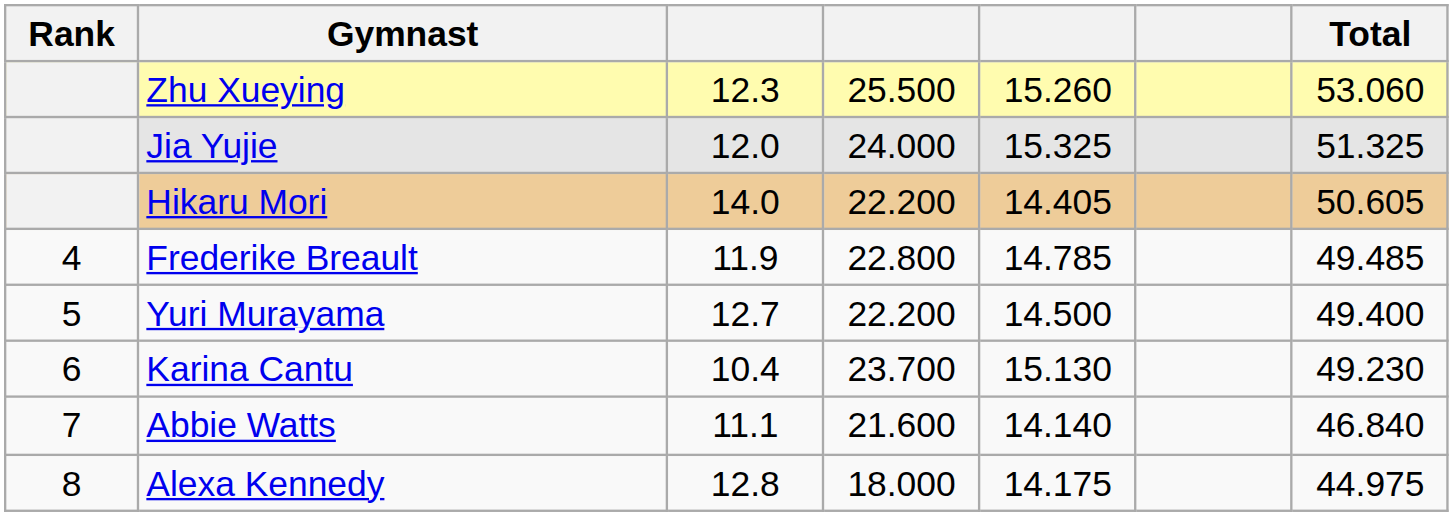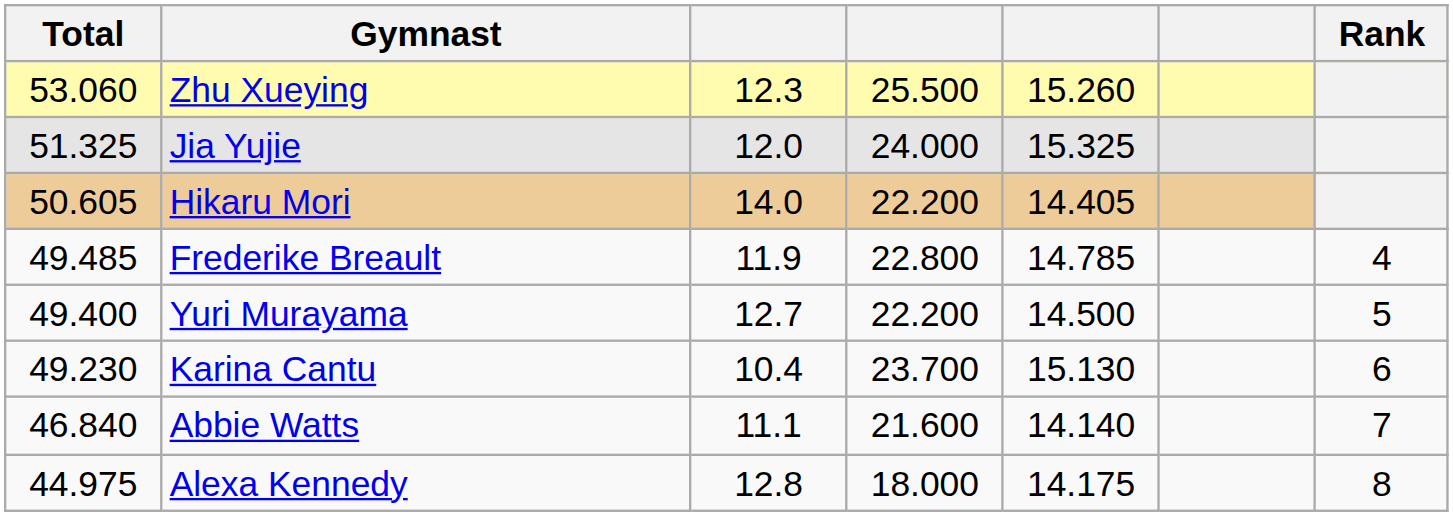columns swapped: (72, 33) <-> (1370, 33)
